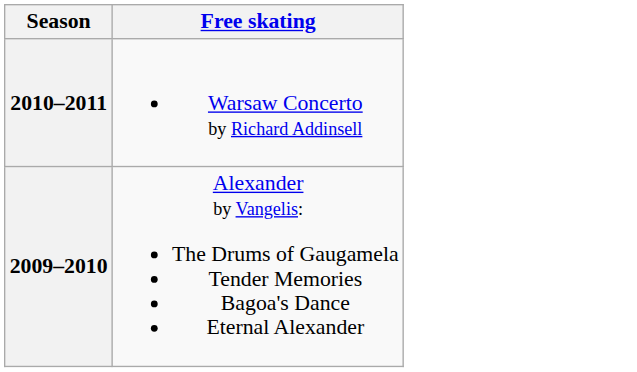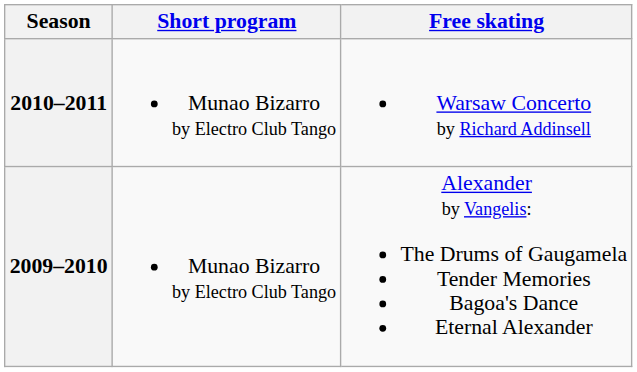+ column: (227, 21)
